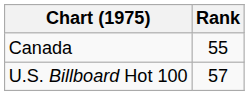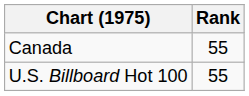(218, 76) 57 -> (218, 76) 55
